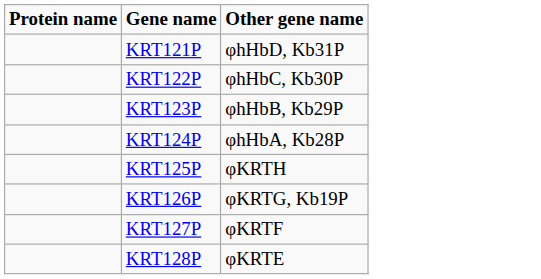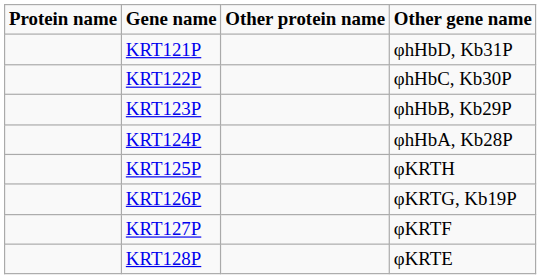+ column: (305, 19)
